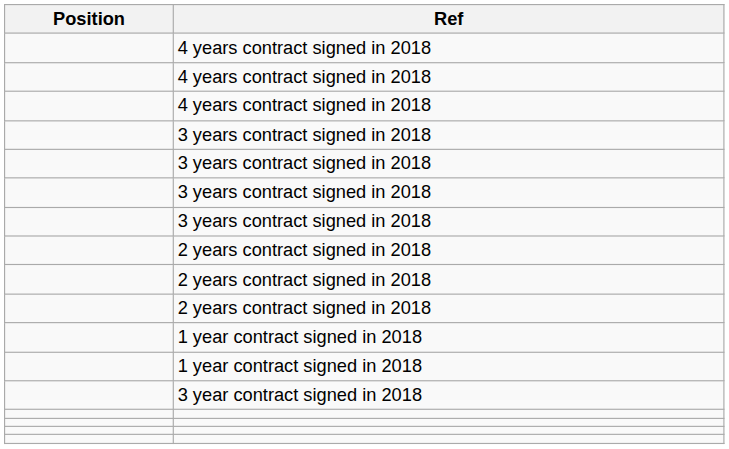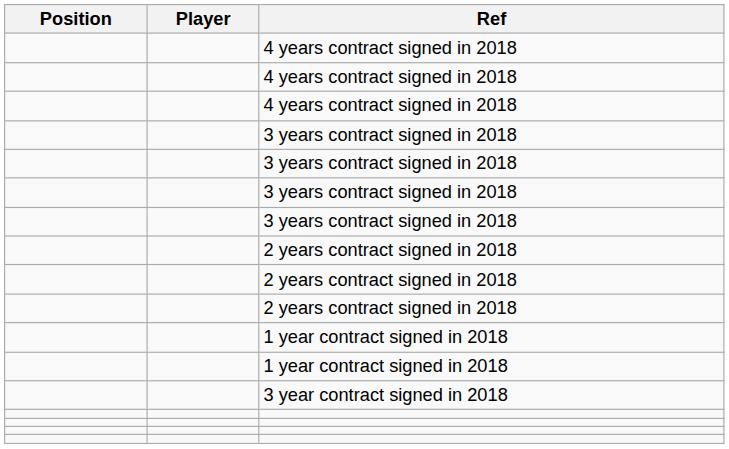+ column: (203, 18)
